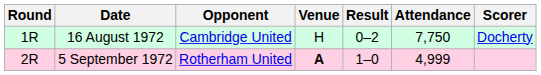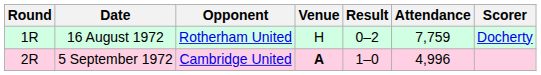(236, 37) Cambridge United -> (236, 37) Rotherham United
(433, 37) 7,750 -> (433, 37) 7,759
(236, 59) Rotherham United -> (236, 59) Cambridge United
(433, 59) 4,999 -> (433, 59) 4,996
